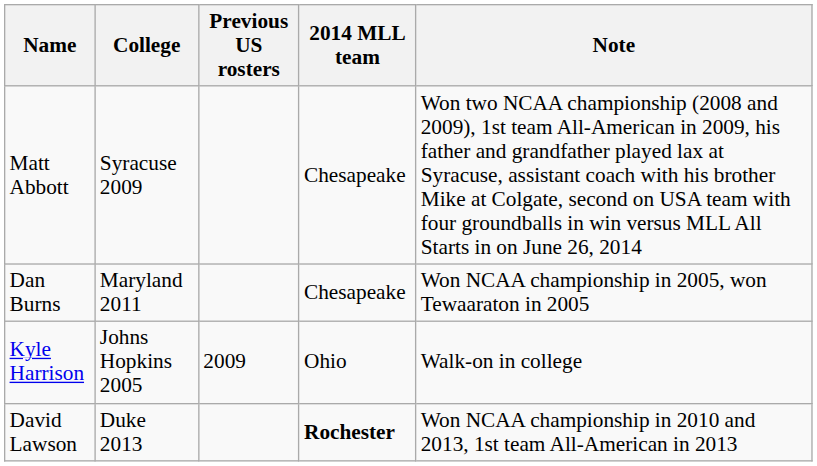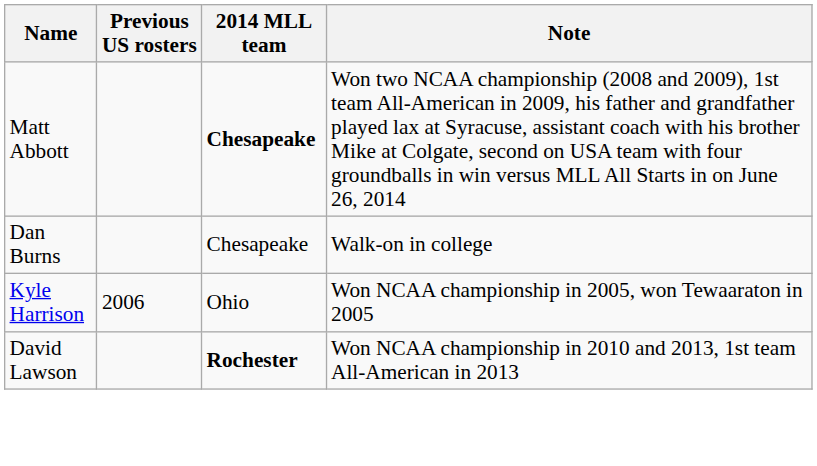- column: (147, 45)
(355, 174) normal -> (261, 138) bold
(594, 292) Won NCAA championship in 2005, won Tewaaraton in 2005 -> (412, 244) Walk-on in college
(225, 362) 2009 -> (123, 302) 2006
(501, 362) Walk-on in college -> (567, 302) Won NCAA championship in 2005, won Tewaaraton in 2005
